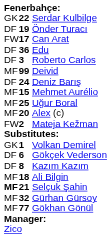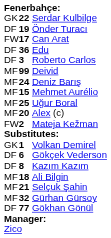(10, 81) DF -> (11, 81) MF
(11, 187) bold -> (11, 187) normal
(11, 208) MF -> (10, 208) DF
